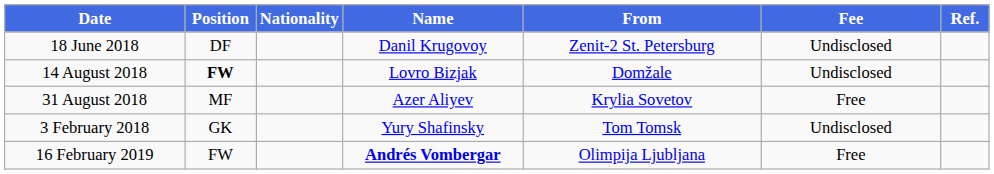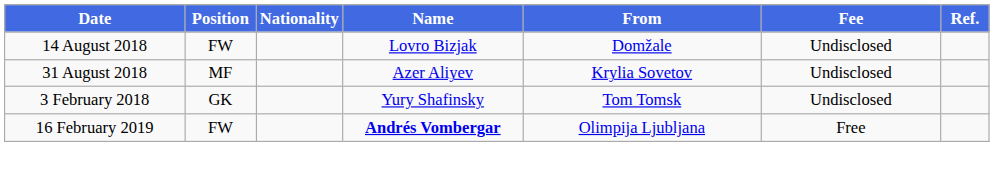- row: (95, 45)
(220, 73) bold -> (220, 45) normal
(851, 100) Free -> (851, 73) Undisclosed
